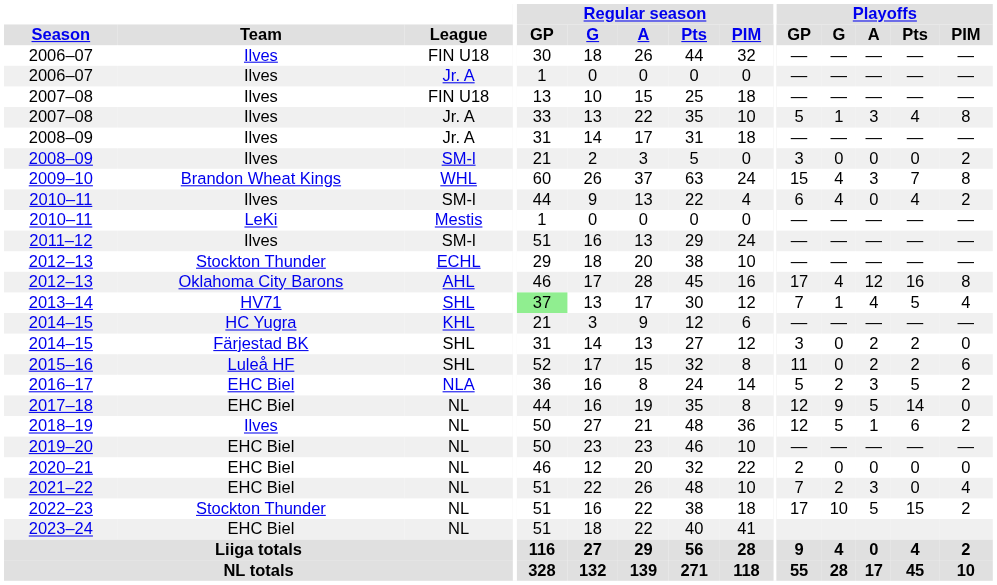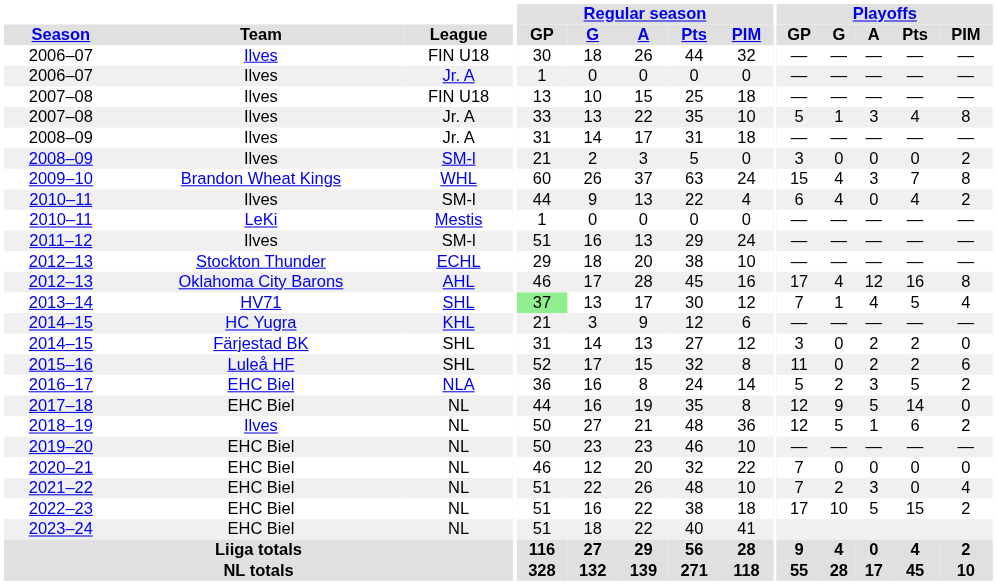(799, 467) 2 -> (799, 467) 7
(261, 508) Stockton Thunder -> (261, 508) EHC Biel
